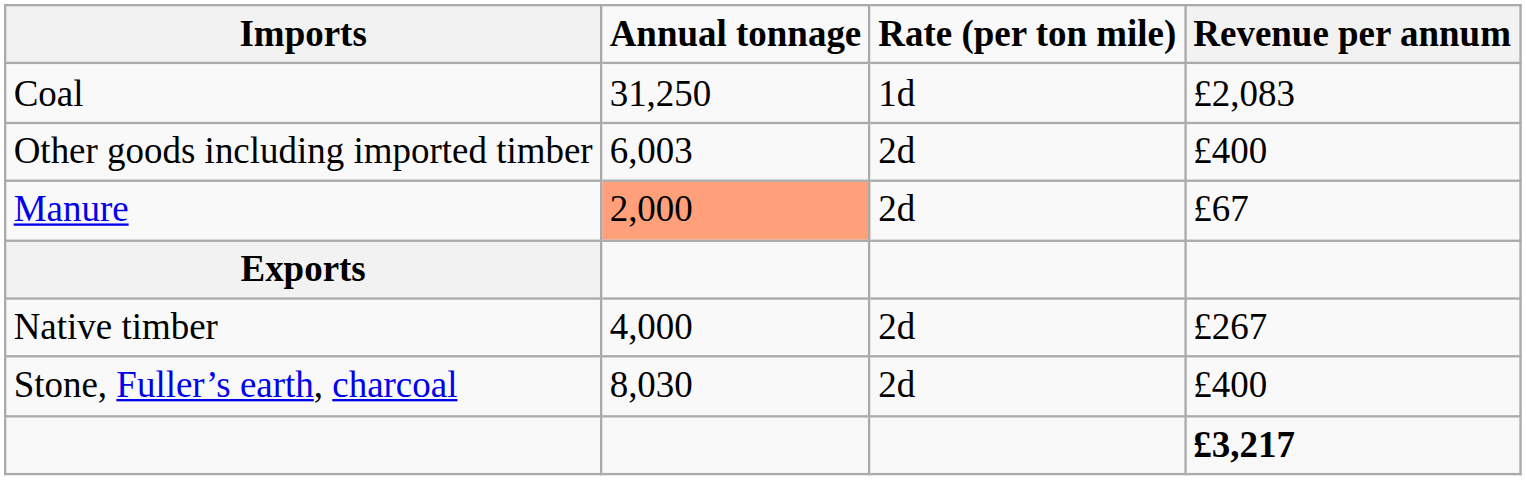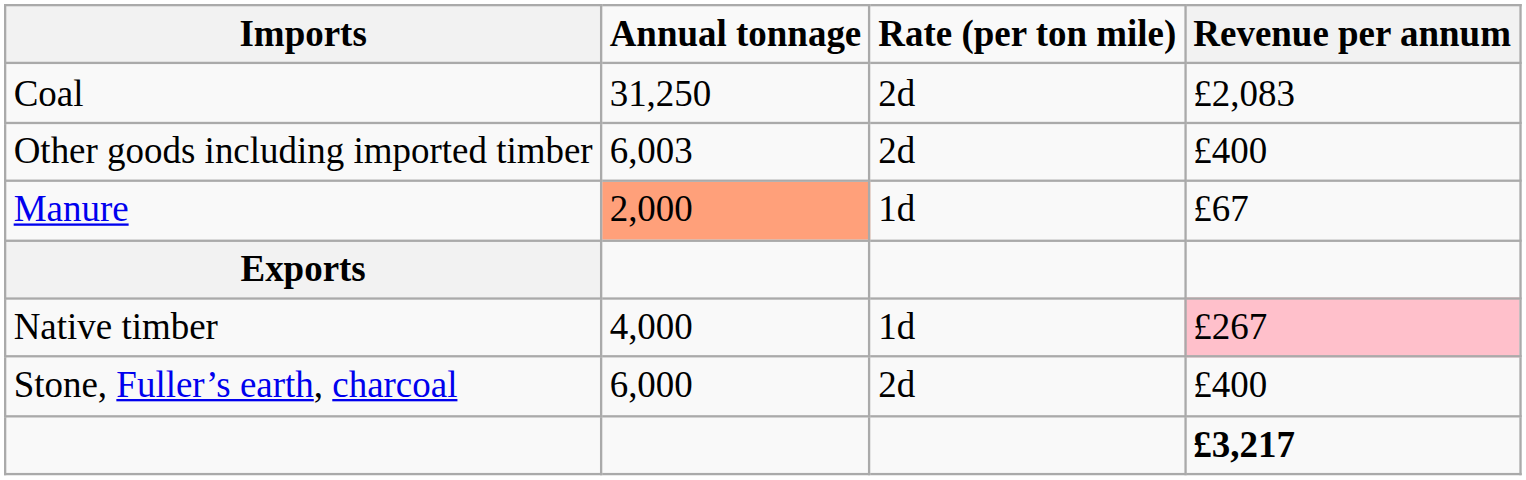(897, 92) 1d -> (897, 92) 2d
(897, 209) 2d -> (897, 209) 1d
(897, 326) 2d -> (897, 326) 1d
(1230, 326) no background -> (1230, 326) pink background
(651, 385) 8,030 -> (651, 385) 6,000
